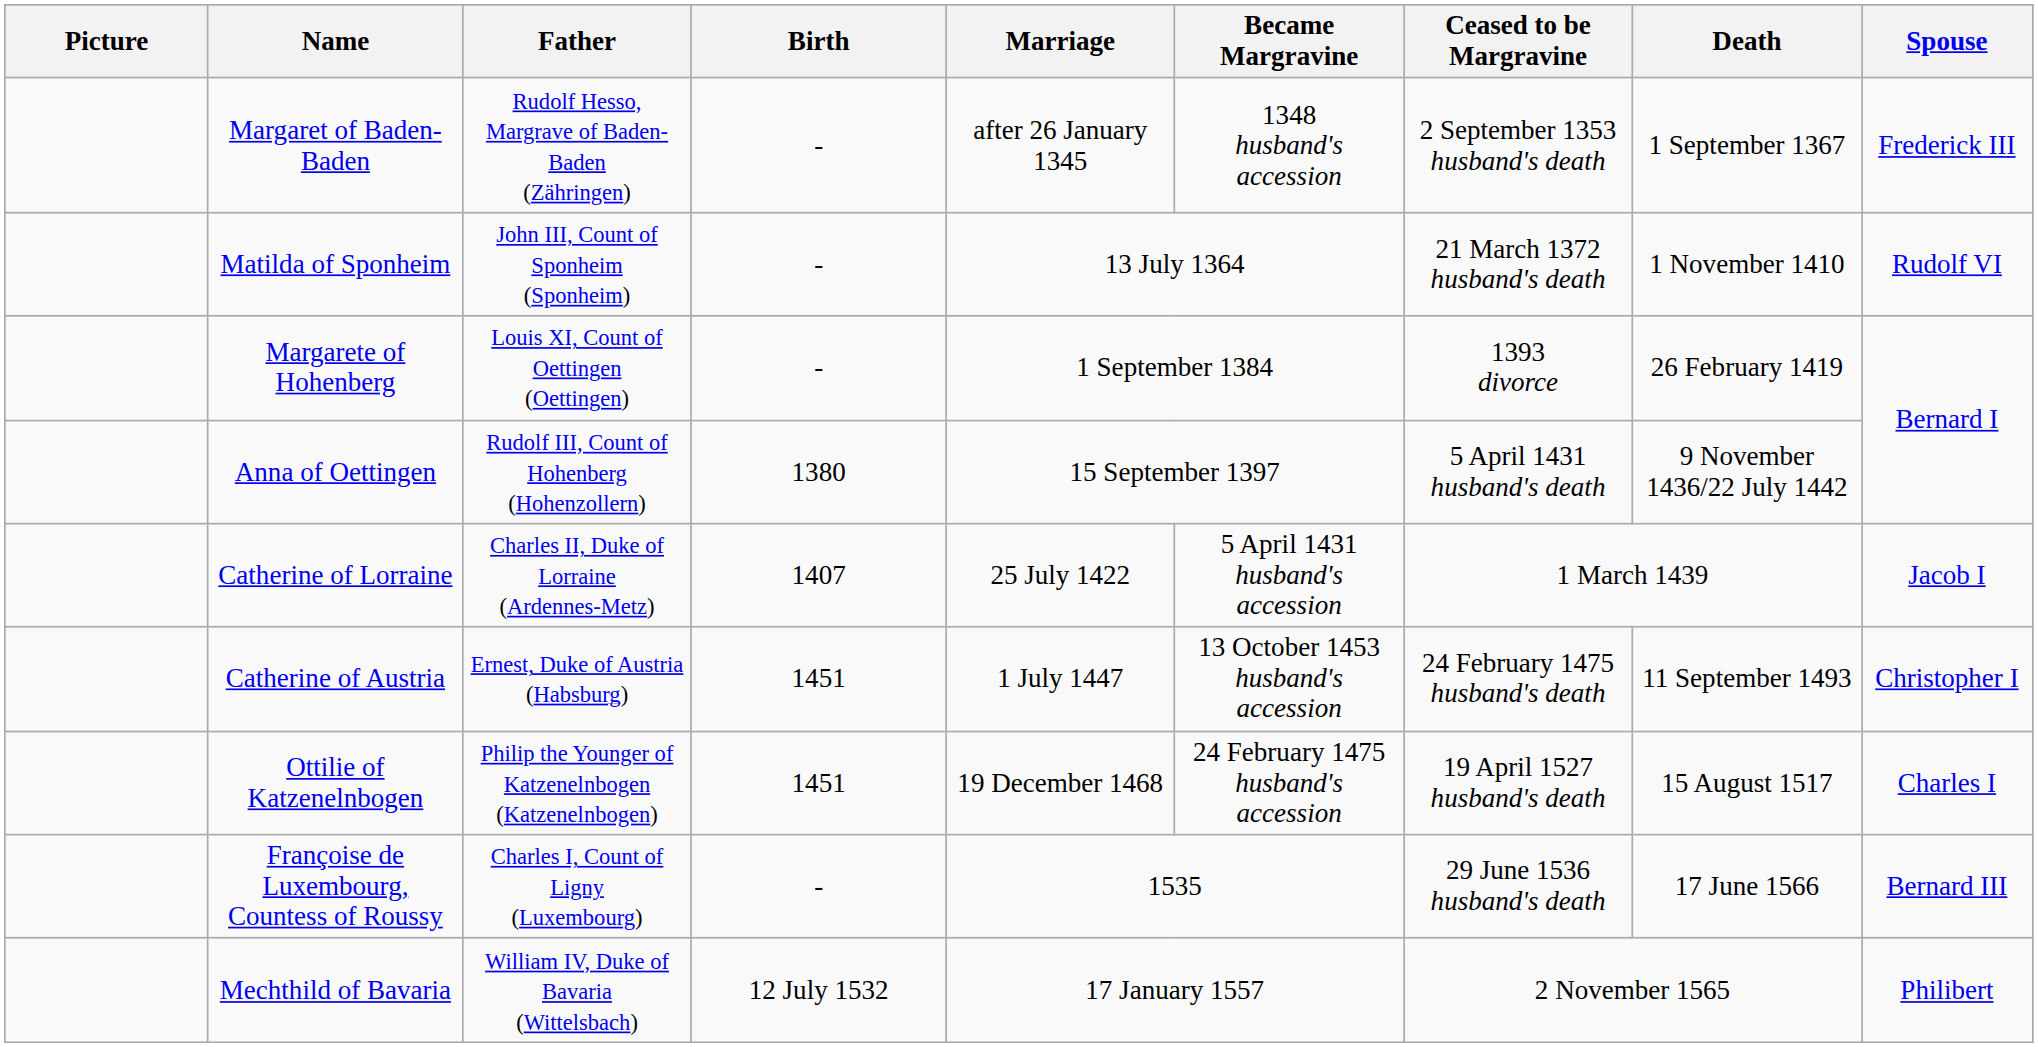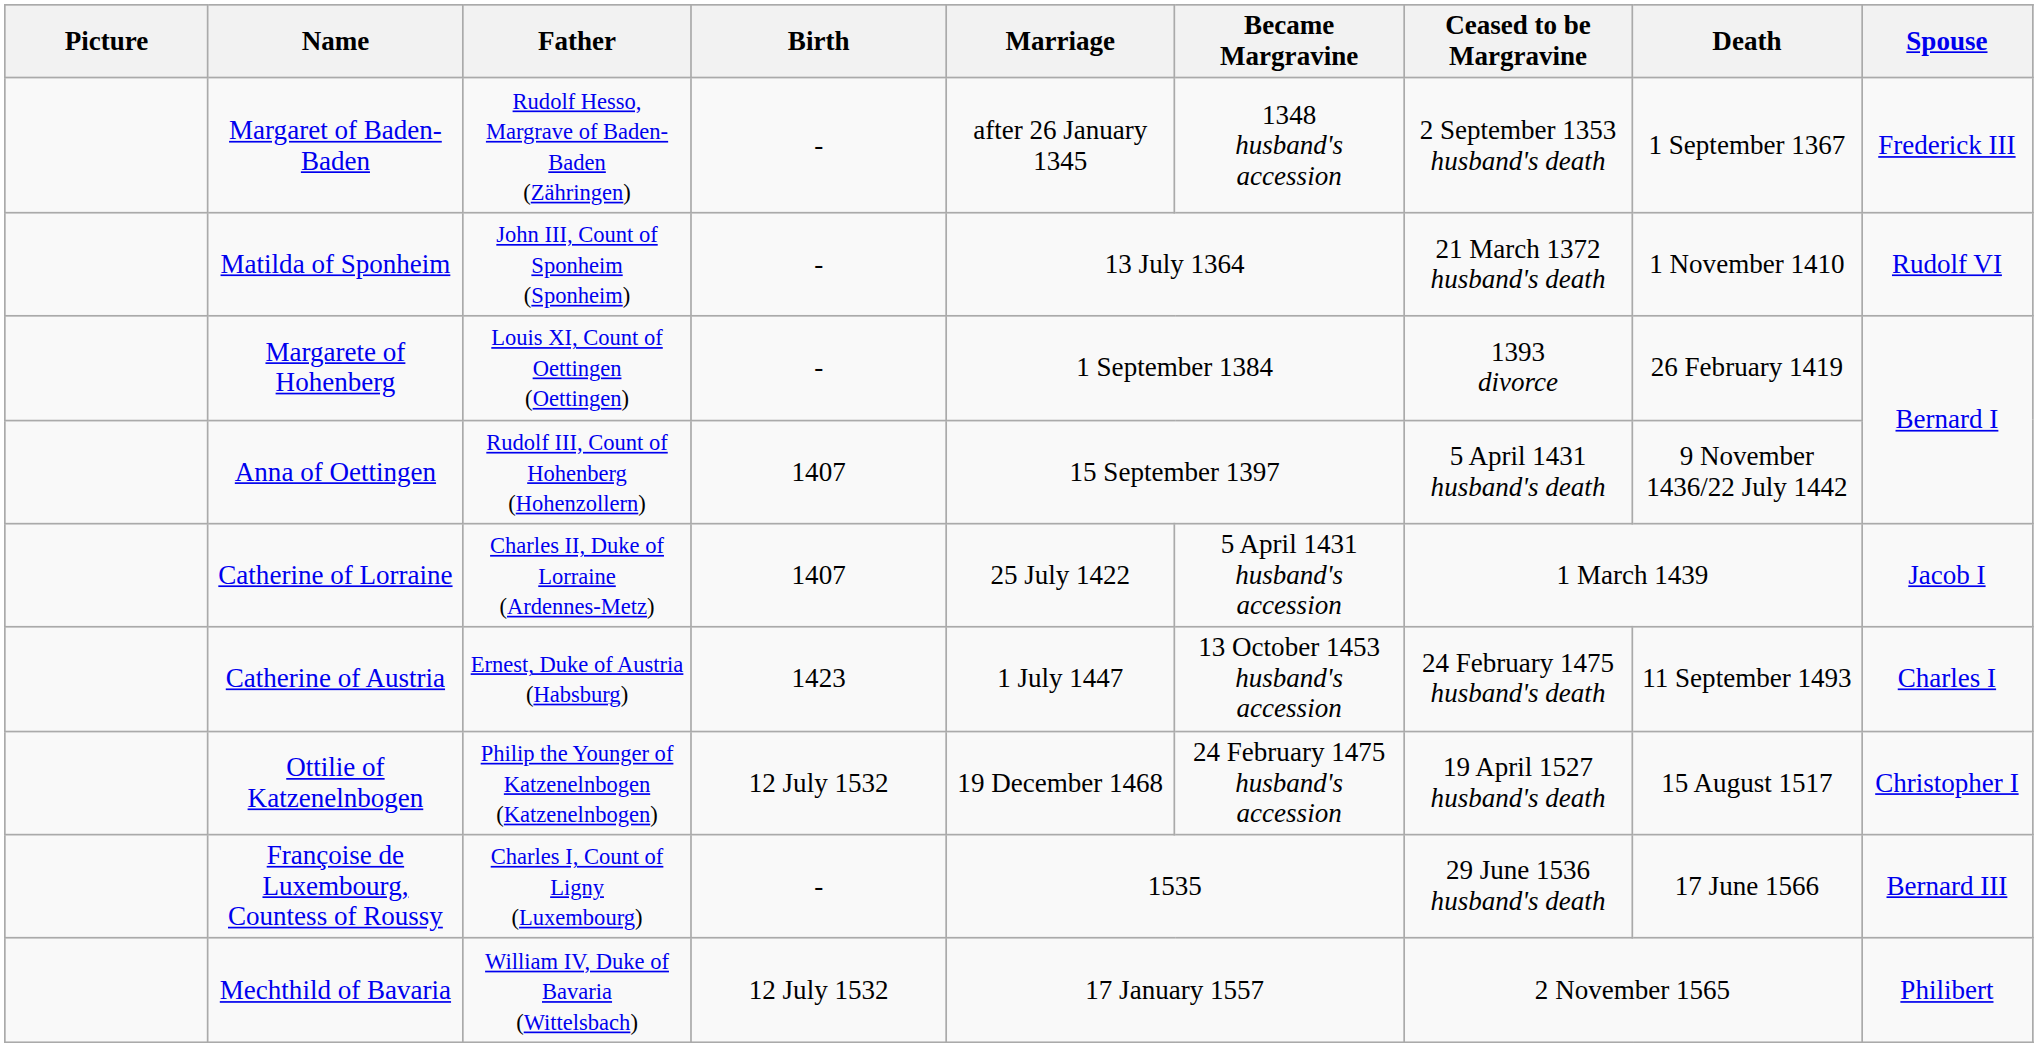(819, 471) 1380 -> (819, 471) 1407
(819, 678) 1451 -> (819, 678) 1423
(1947, 678) Christopher I -> (1947, 678) Charles I
(819, 782) 1451 -> (819, 782) 12 July 1532
(1947, 782) Charles I -> (1947, 782) Christopher I
